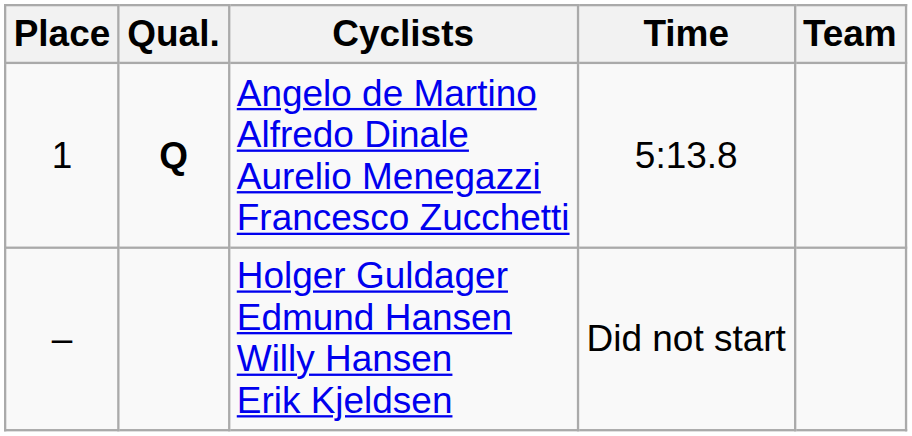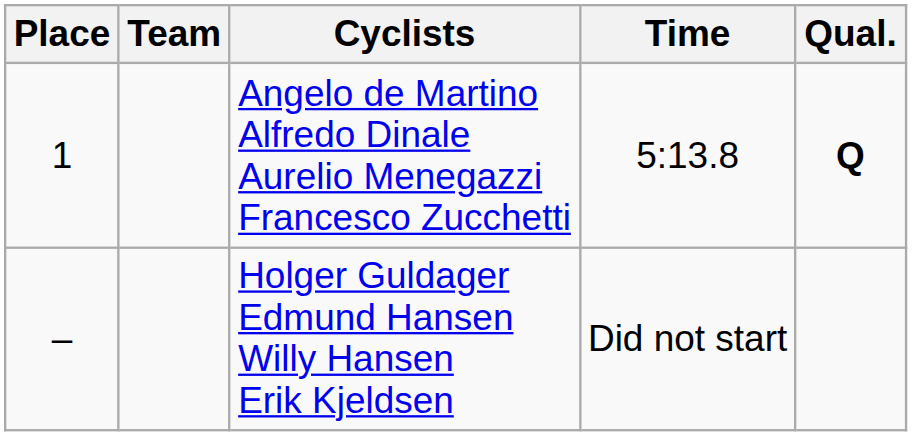columns swapped: (850, 33) <-> (174, 33)
